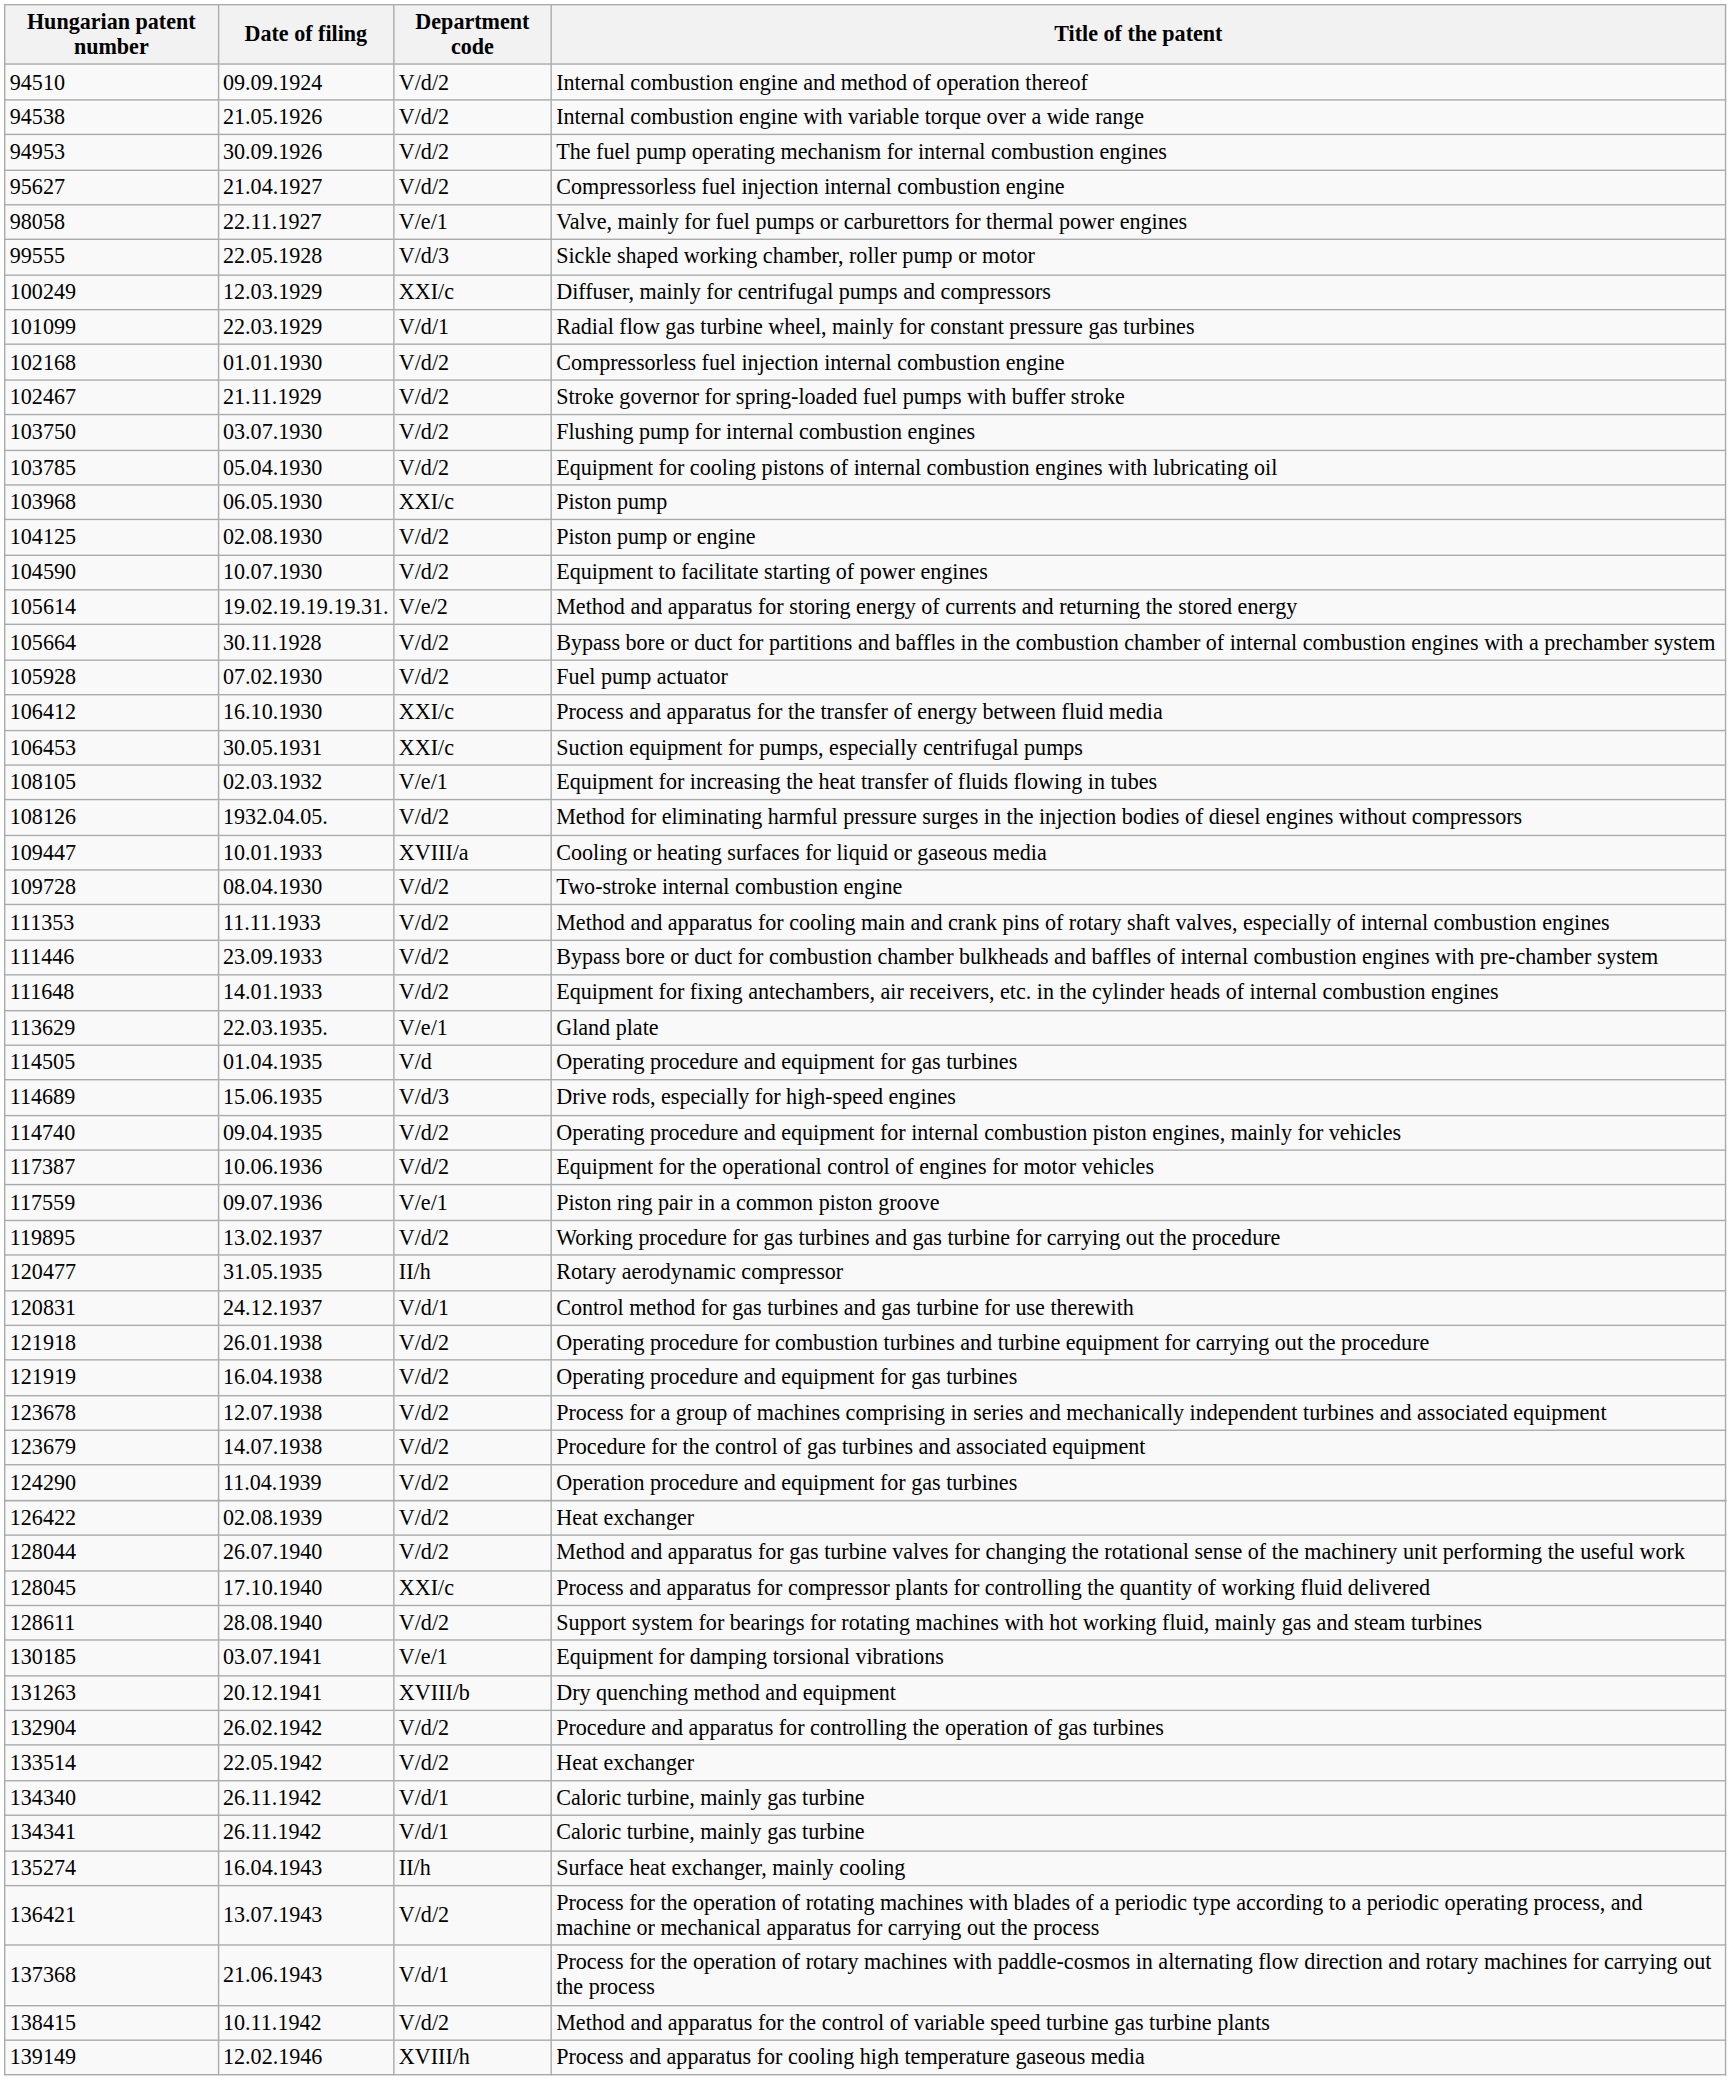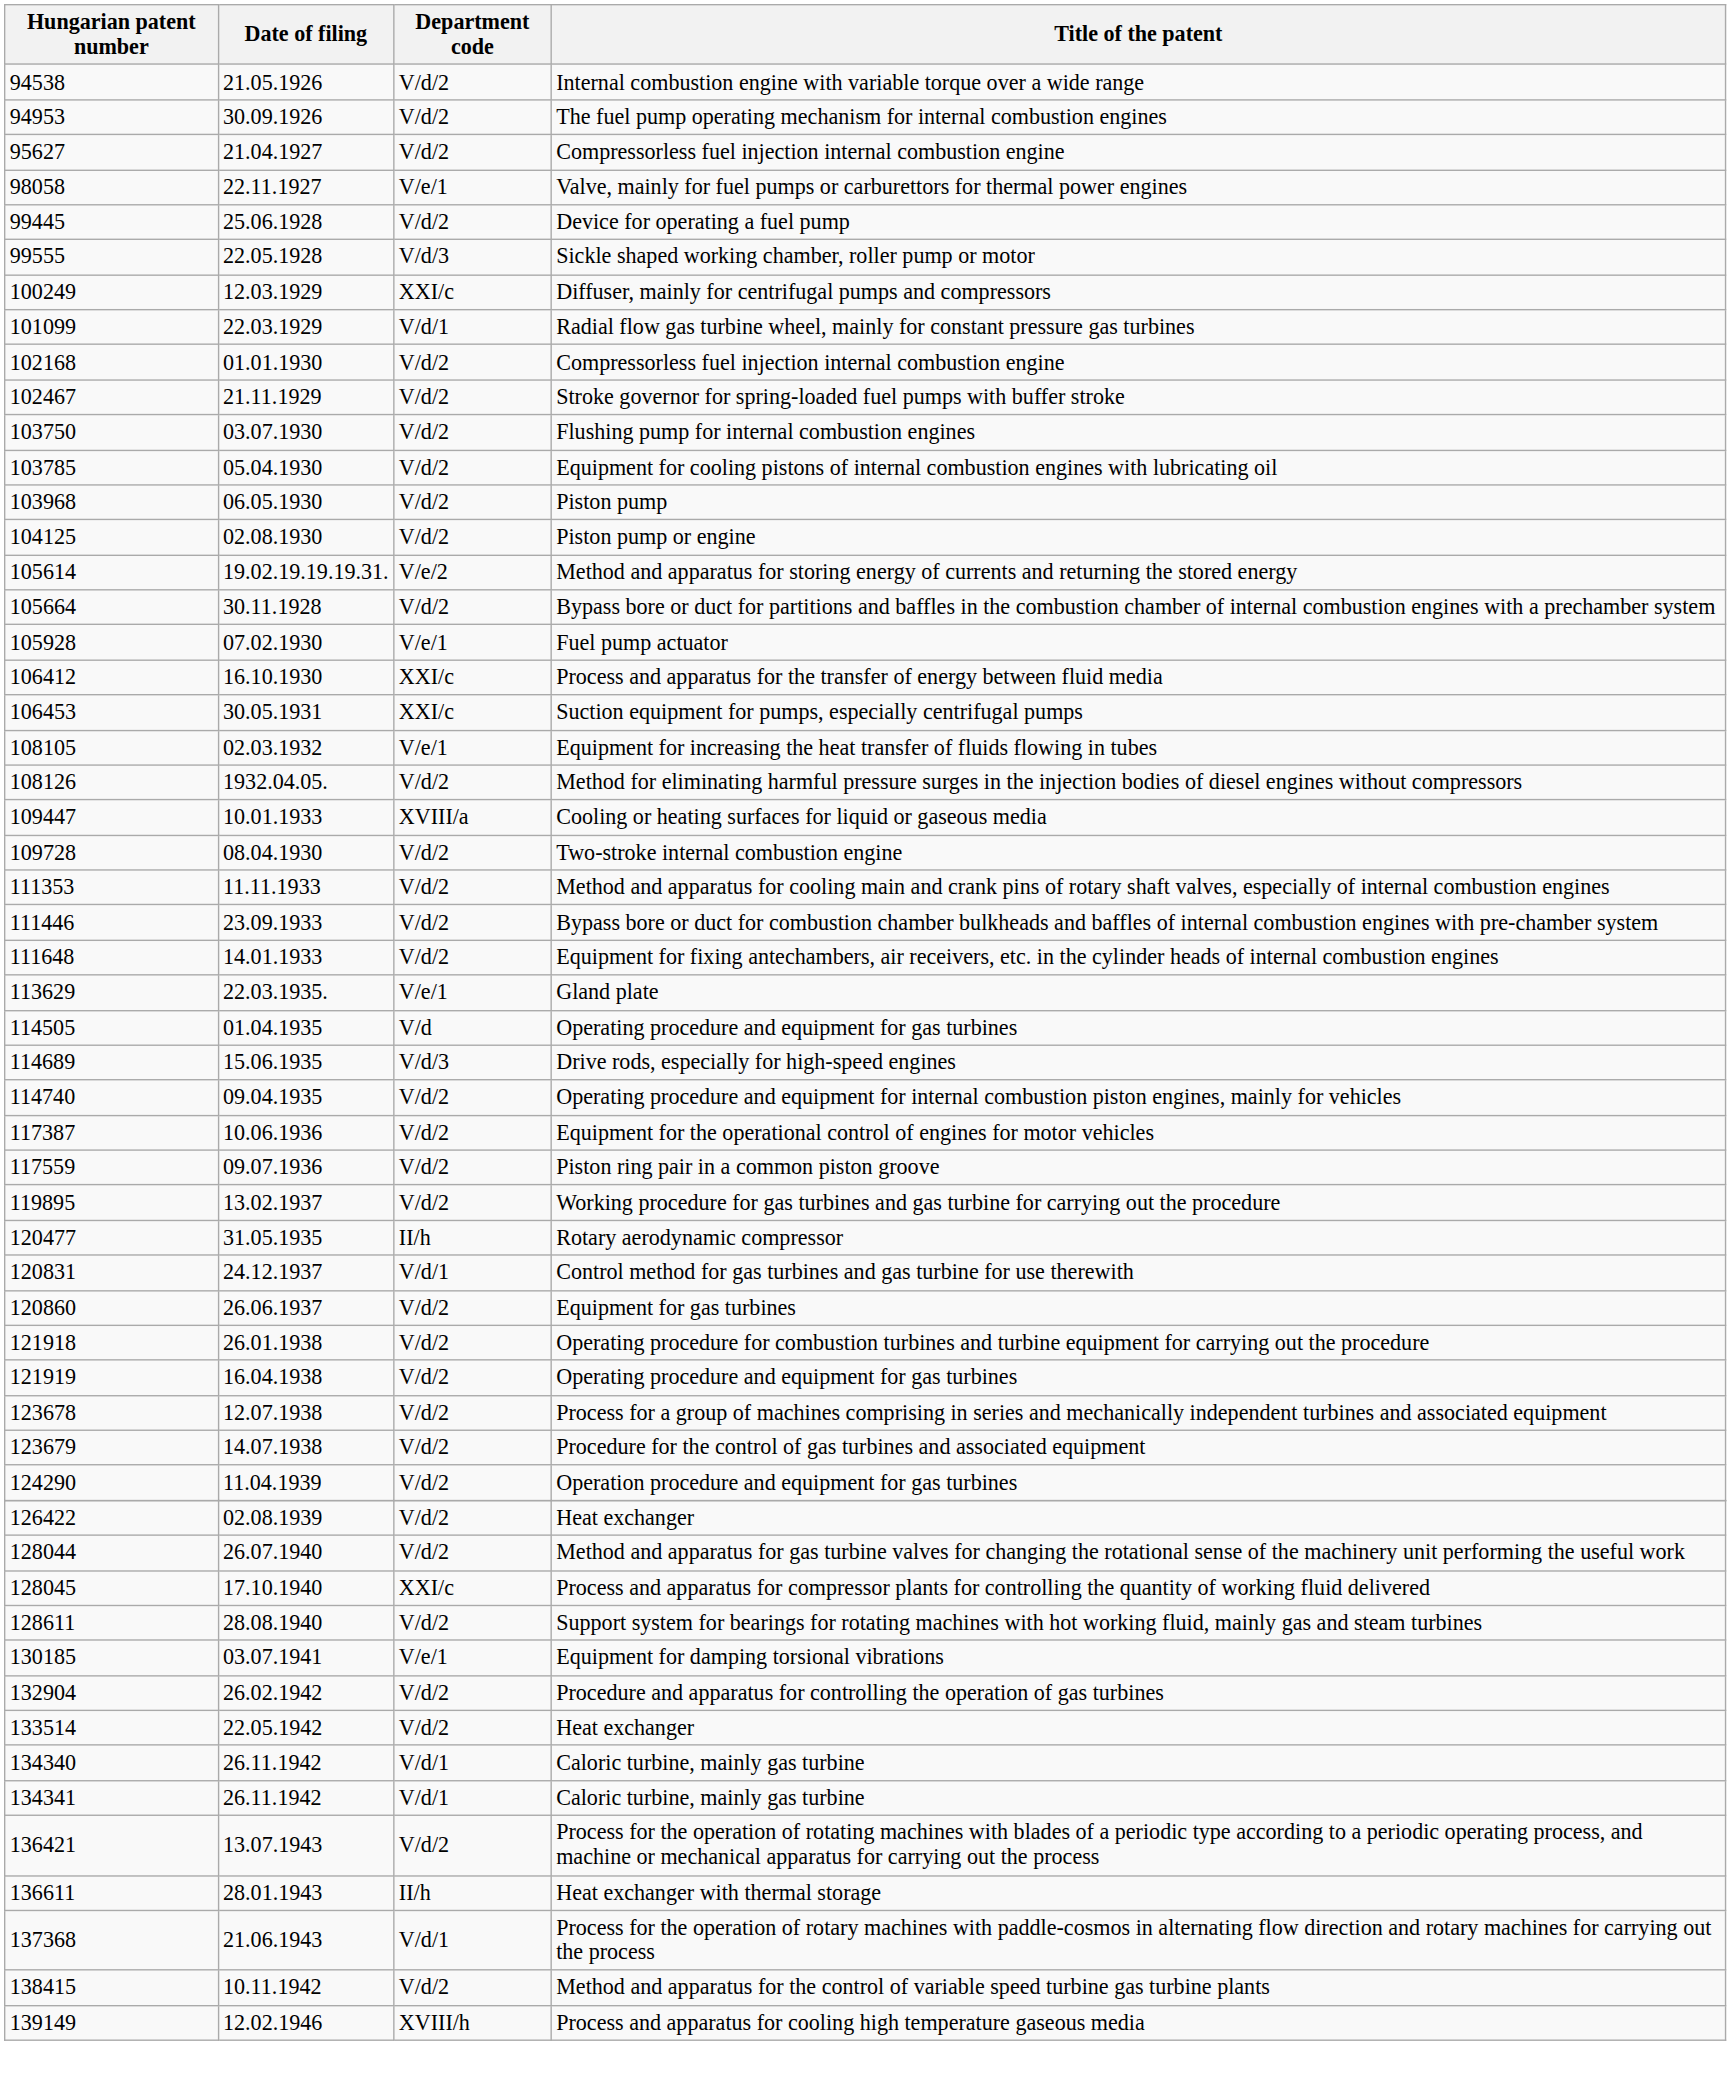- row: (37, 81)
+ row: (37, 221)
(426, 502) XXI/c -> (424, 502) V/d/2
- row: (43, 572)
(424, 677) V/d/2 -> (423, 642) V/e/1
(423, 1202) V/e/1 -> (424, 1167) V/d/2
+ row: (43, 1307)
- row: (43, 1692)
- row: (43, 1867)
+ row: (42, 1892)
